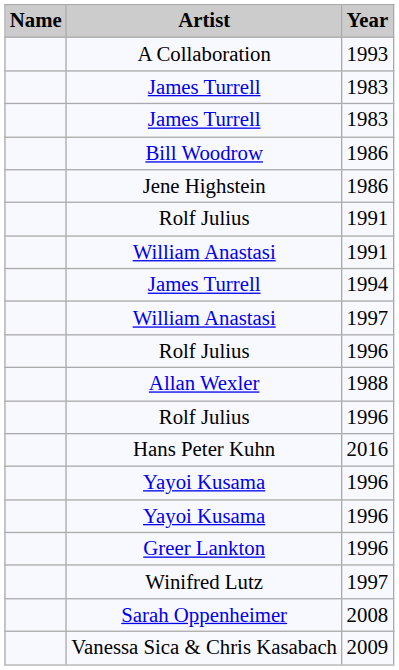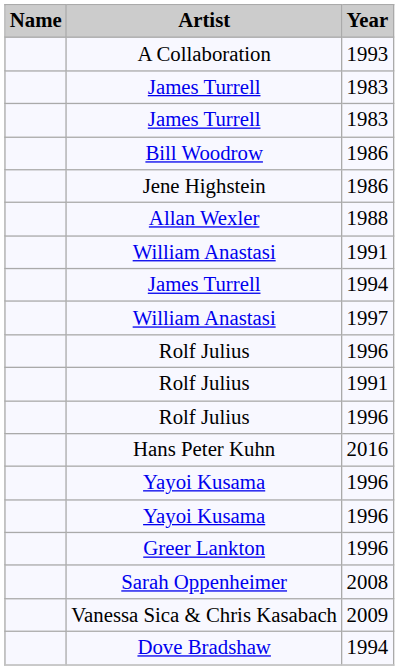rows swapped: (204, 383) <-> (204, 218)
- row: (204, 581)
+ row: (204, 647)
